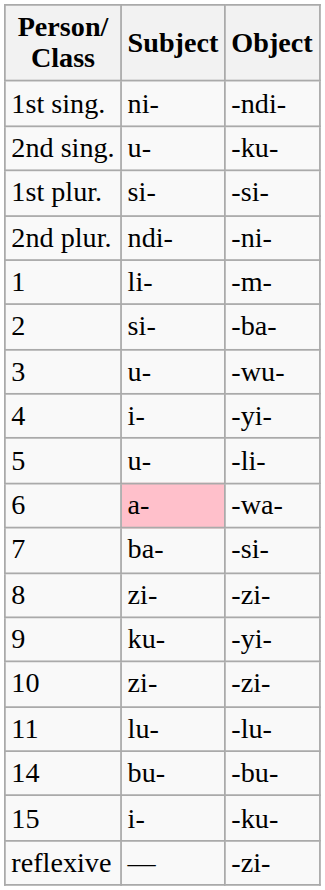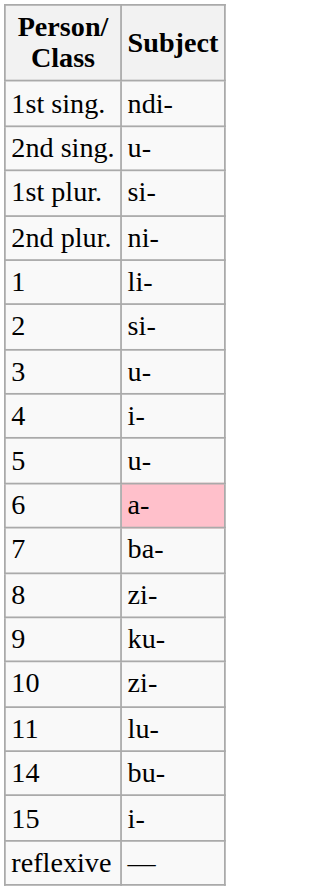- column: (272, 42)
(143, 103) ni- -> (150, 103) ndi-
(150, 237) ndi- -> (143, 237) ni-
